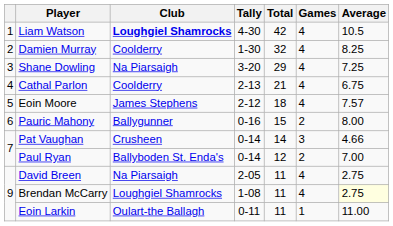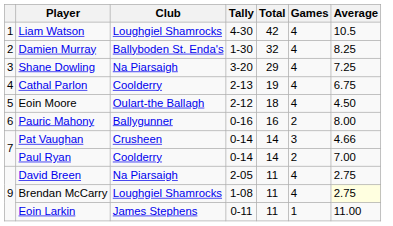(172, 31) bold -> (167, 31) normal
(137, 49) Coolderry -> (168, 49) Ballyboden St. Enda's
(280, 85) 21 -> (272, 85) 19
(155, 103) James Stephens -> (159, 103) Oulart-the Ballagh
(353, 103) 7.57 -> (345, 103) 4.50
(280, 121) 15 -> (272, 121) 16
(168, 157) Ballyboden St. Enda's -> (137, 157) Coolderry
(280, 157) 12 -> (272, 157) 14
(159, 211) Oulart-the Ballagh -> (155, 211) James Stephens
